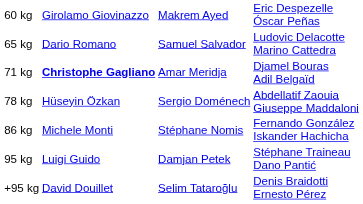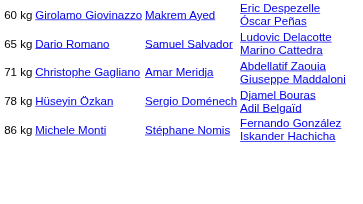(99, 72) bold -> (88, 72) normal
(291, 72) Djamel Bouras Adil Belgaïd -> (293, 72) Abdellatif Zaouia Giuseppe Maddaloni
(306, 101) Abdellatif Zaouia Giuseppe Maddaloni -> (278, 101) Djamel Bouras Adil Belgaïd
- row: (18, 159)
- row: (22, 188)
